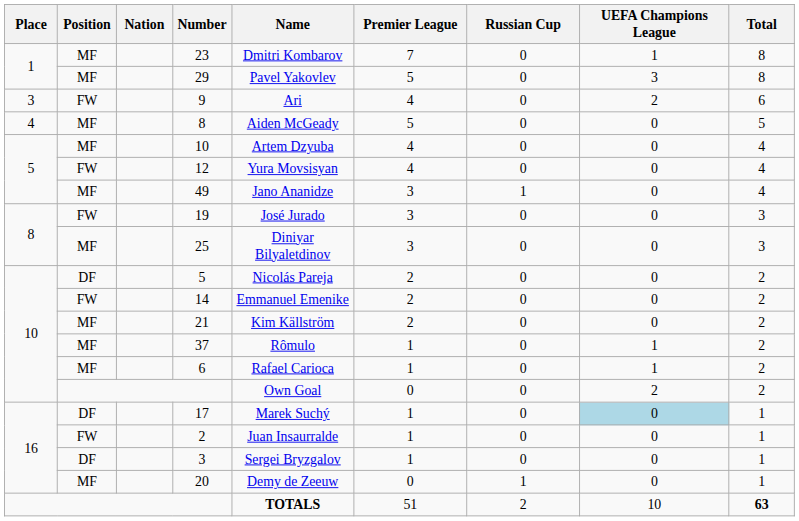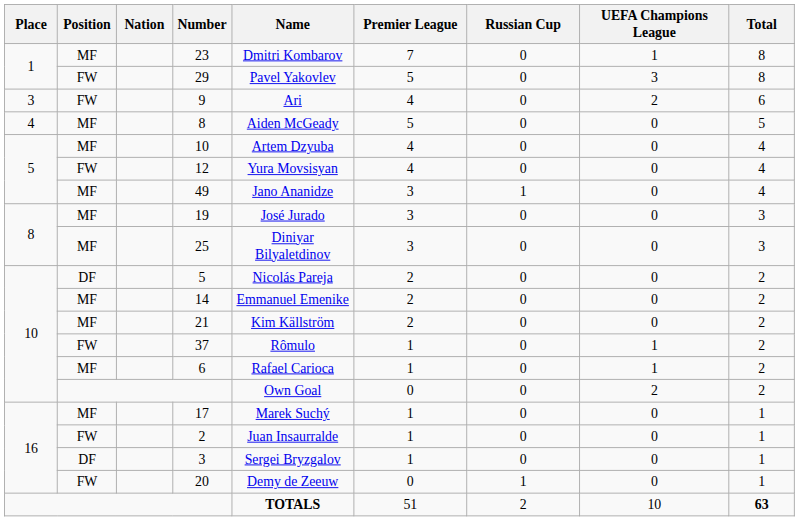(87, 78) MF -> (87, 78) FW
(87, 214) FW -> (87, 214) MF
(87, 299) FW -> (87, 299) MF
(87, 345) MF -> (87, 345) FW
(87, 413) DF -> (87, 413) MF
(654, 413) lightblue background -> (654, 413) no background
(87, 482) MF -> (87, 482) FW
